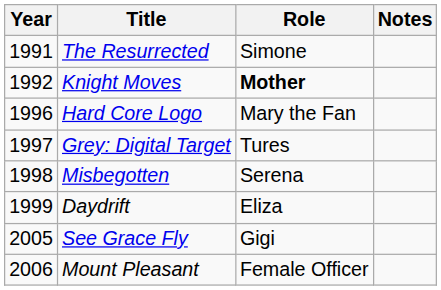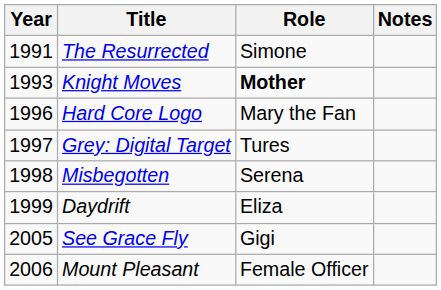(31, 82) 1992 -> (31, 82) 1993
